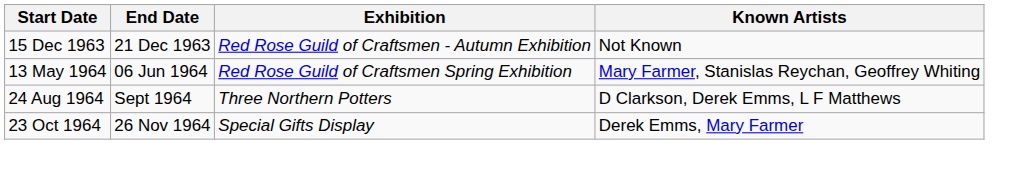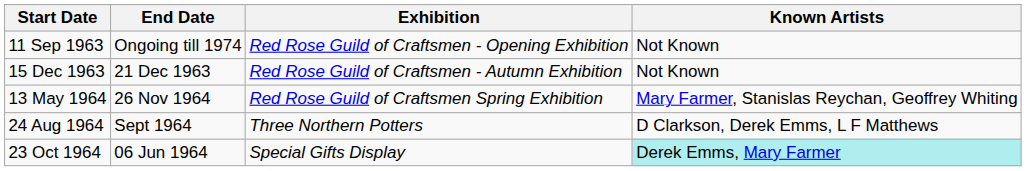+ row: (56, 44)
(161, 71) 06 Jun 1964 -> (162, 98) 26 Nov 1964
(162, 125) 26 Nov 1964 -> (161, 152) 06 Jun 1964
(701, 125) no background -> (738, 152) paleturquoise background
